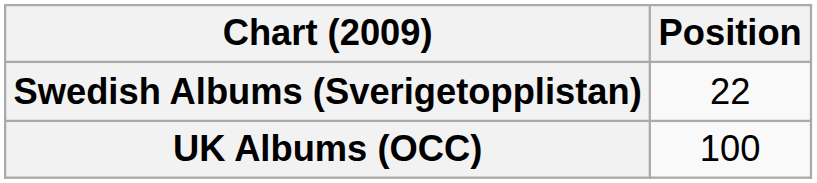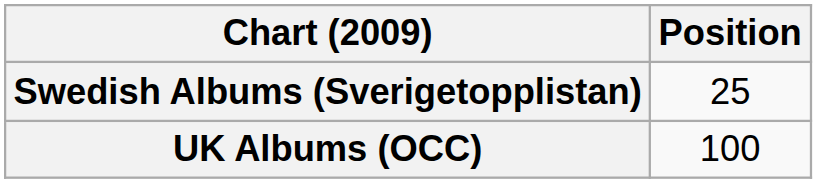(730, 90) 22 -> (730, 90) 25
